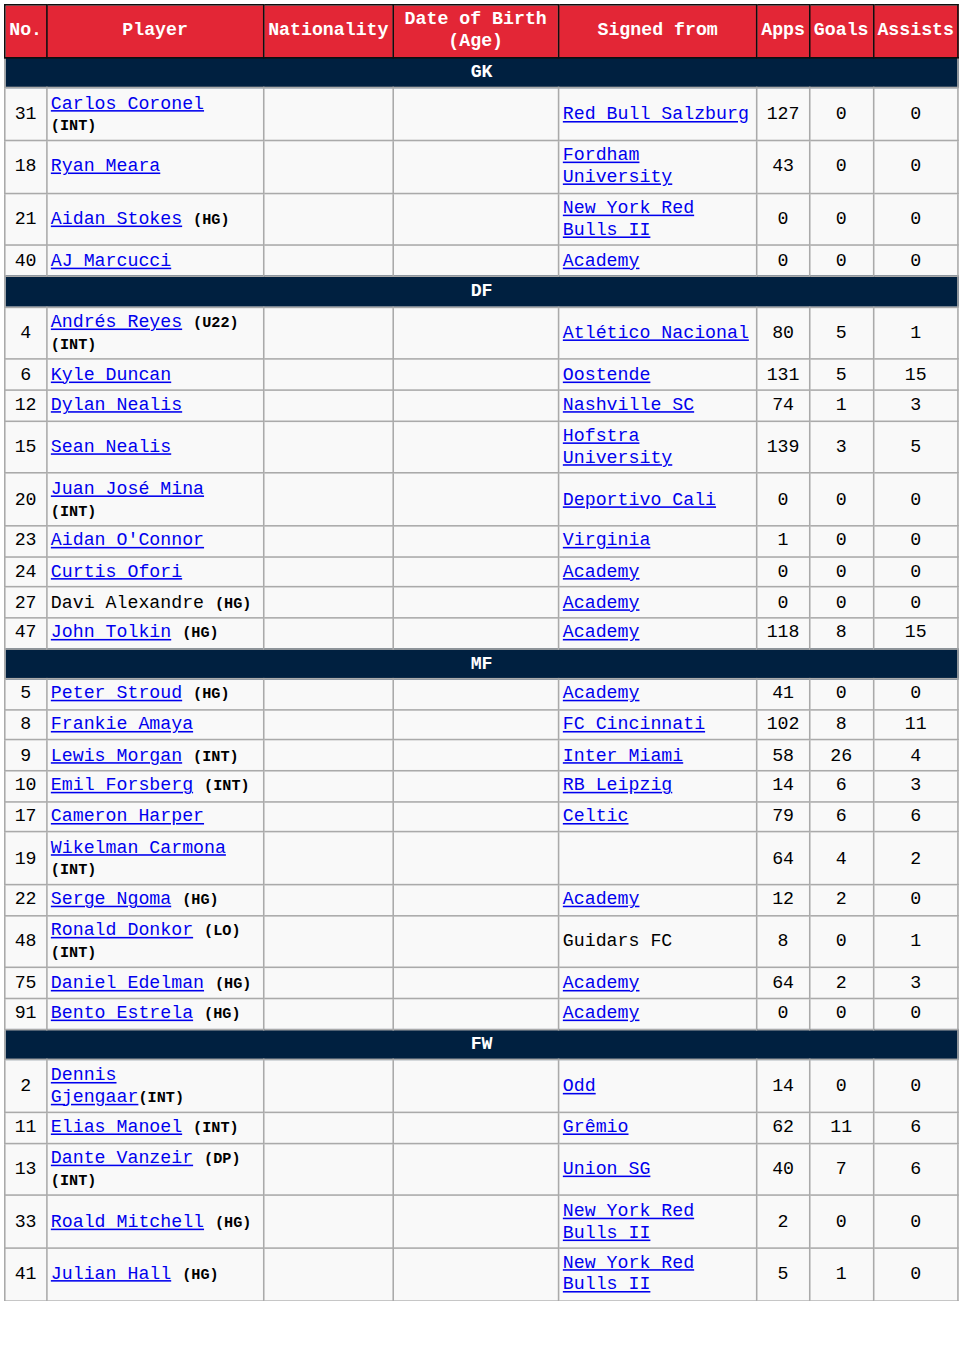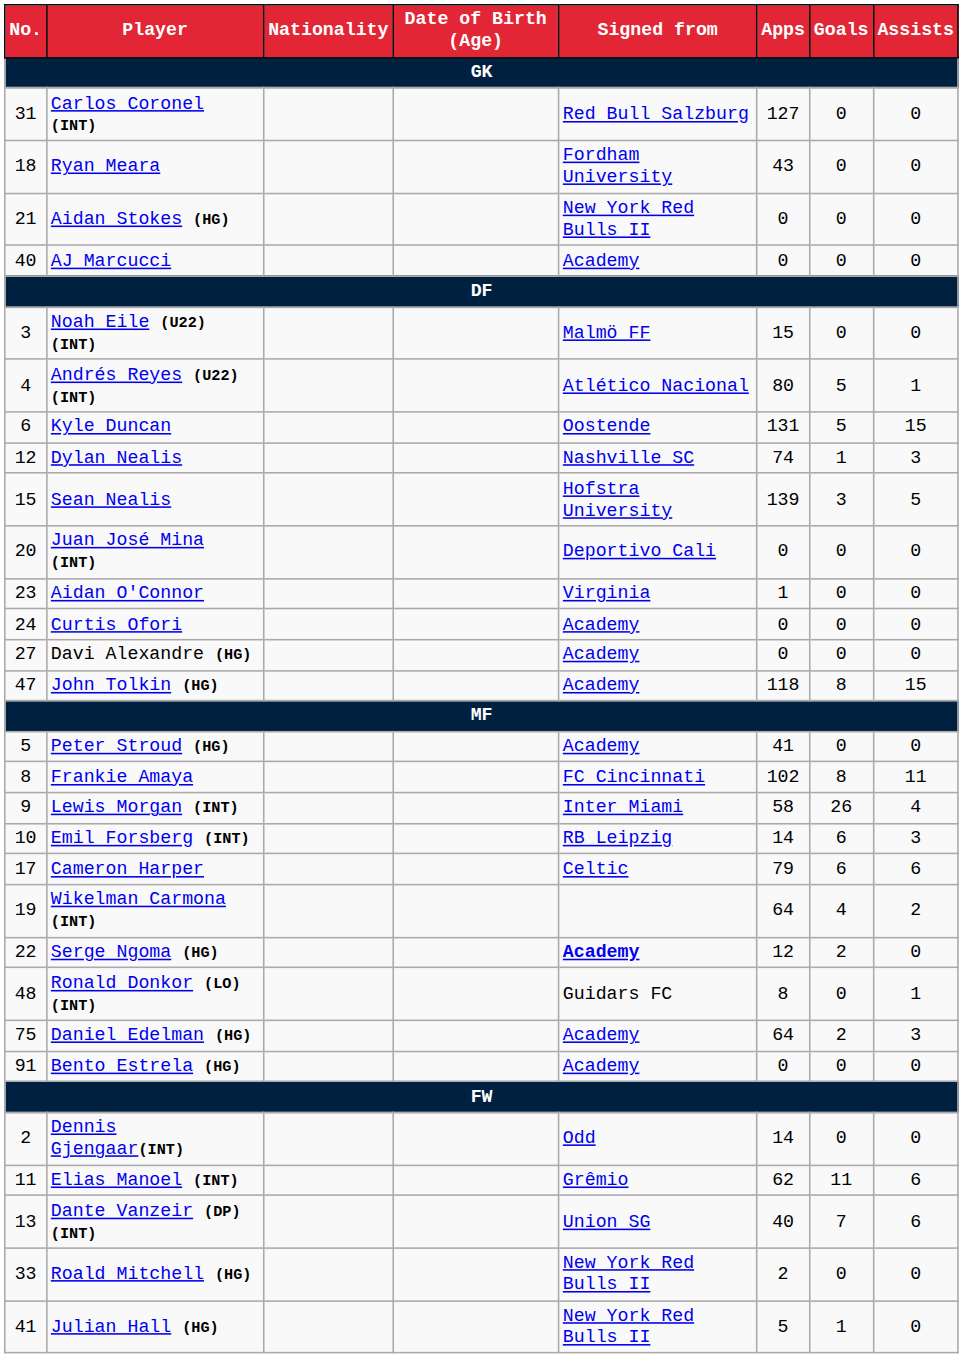+ row: (128, 332)
(601, 900) normal -> (601, 952) bold
